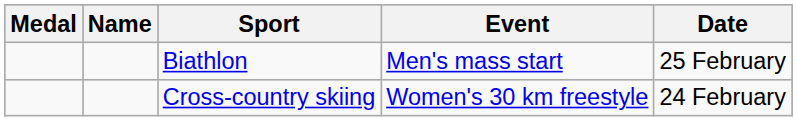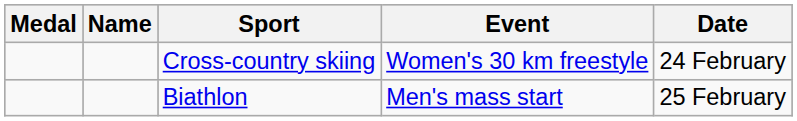rows swapped: (205, 61) <-> (269, 98)
